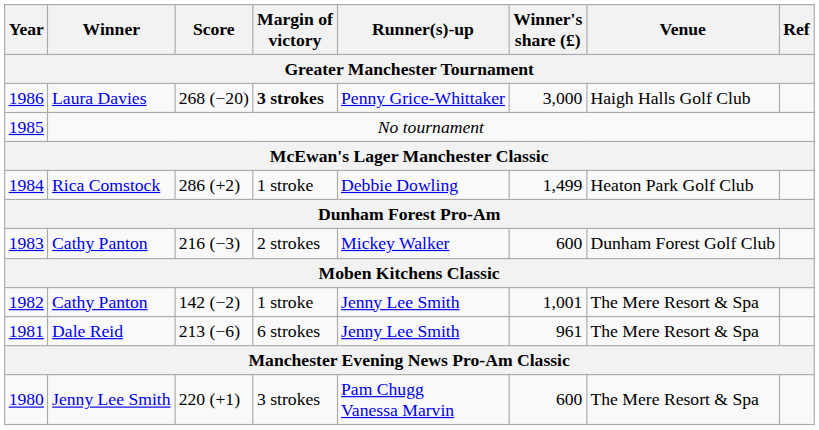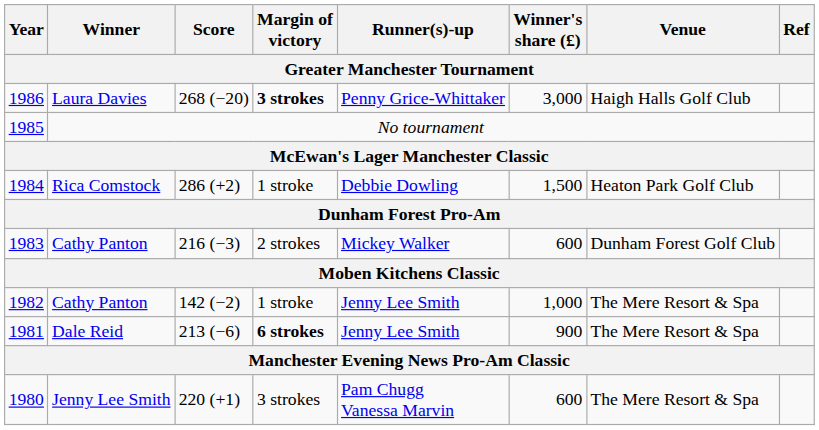(563, 185) 1,499 -> (563, 185) 1,500
(563, 301) 1,001 -> (563, 301) 1,000
(289, 330) normal -> (290, 330) bold
(569, 330) 961 -> (569, 330) 900
